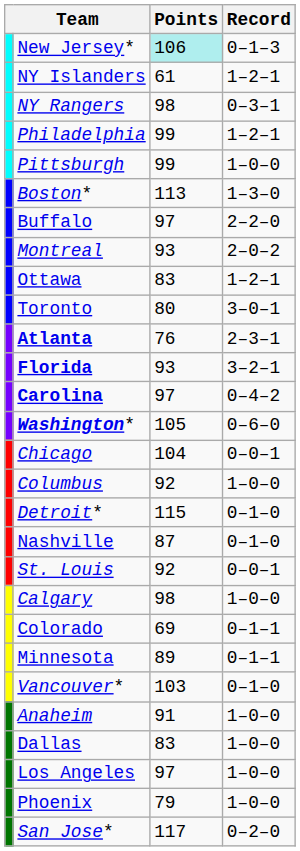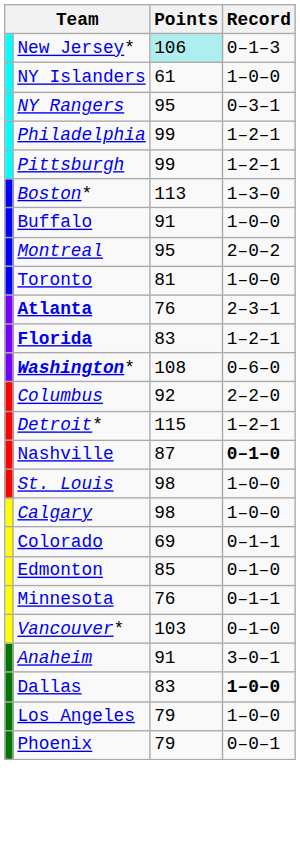(253, 77) 1–2–1 -> (253, 77) 1–0–0
(165, 106) 98 -> (165, 106) 95
(253, 164) 1–0–0 -> (253, 164) 1–2–1
(165, 222) 97 -> (165, 222) 91
(253, 222) 2–2–0 -> (253, 222) 1–0–0
(165, 251) 93 -> (165, 251) 95
- row: (49, 280)
(165, 309) 80 -> (165, 280) 81
(253, 309) 3–0–1 -> (253, 280) 1–0–0
(165, 368) 93 -> (165, 338) 83
(253, 368) 3–2–1 -> (253, 338) 1–2–1
- row: (60, 397)
(170, 426) 105 -> (170, 368) 108
- row: (55, 455)
(253, 484) 1–0–0 -> (253, 397) 2–2–0
(253, 513) 0–1–0 -> (253, 426) 1–2–1
(253, 542) normal -> (253, 455) bold
(165, 571) 92 -> (165, 484) 98
(253, 571) 0–0–1 -> (253, 484) 1–0–0
+ row: (60, 571)
(165, 658) 89 -> (165, 600) 76
(253, 716) 1–0–0 -> (253, 658) 3–0–1
(253, 745) normal -> (253, 687) bold
(165, 774) 97 -> (165, 716) 79
(253, 803) 1–0–0 -> (253, 745) 0–0–1
- row: (66, 832)
